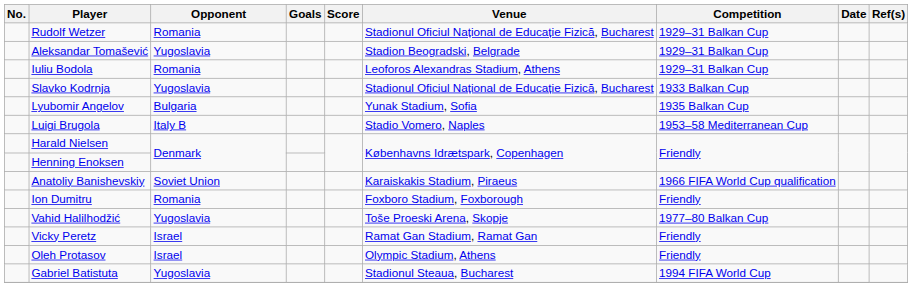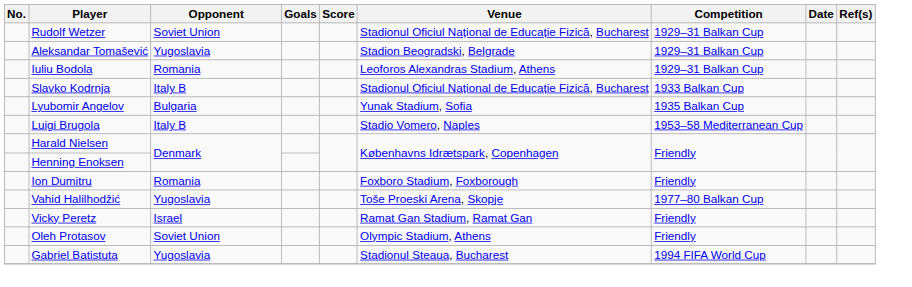(177, 32) Romania -> (187, 32) Soviet Union
(182, 88) Yugoslavia -> (170, 88) Italy B
- row: (88, 181)
(168, 255) Israel -> (187, 236) Soviet Union
